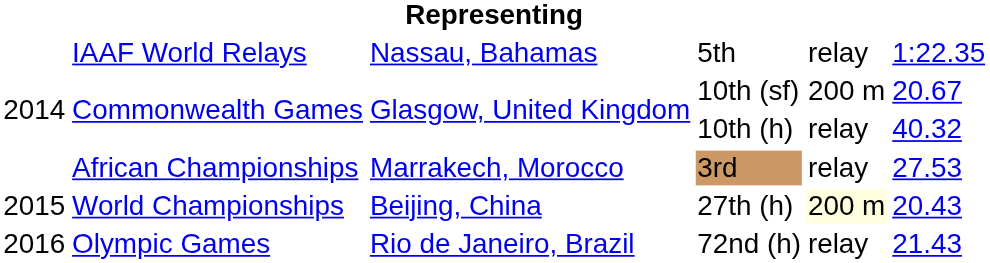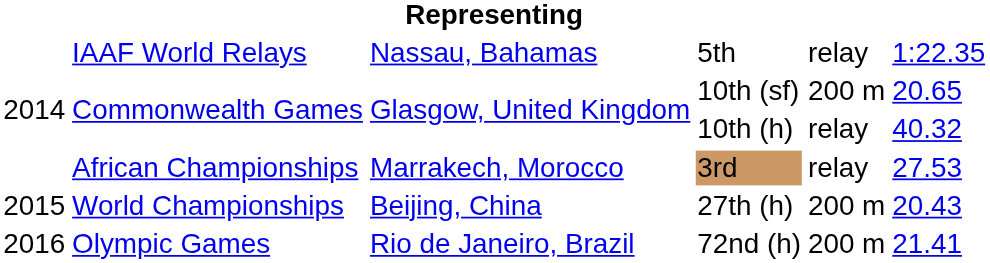(927, 91) 20.67 -> (927, 91) 20.65
(847, 205) lightyellow background -> (847, 205) no background
(838, 244) relay -> (847, 244) 200 m
(927, 244) 21.43 -> (927, 244) 21.41
